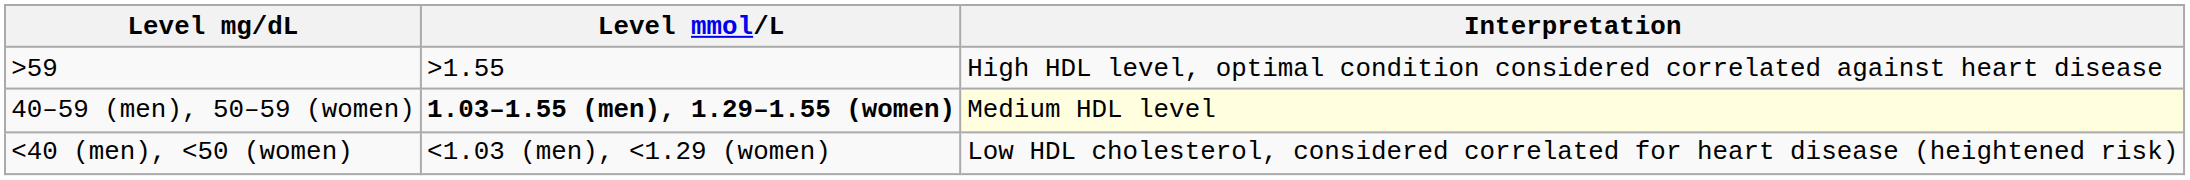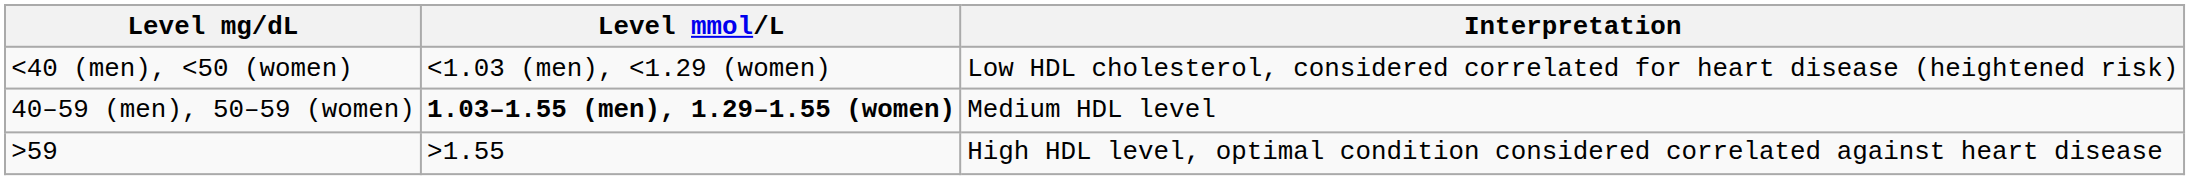rows swapped: (182, 153) <-> (34, 68)
(1091, 110) lightyellow background -> (1091, 110) no background
